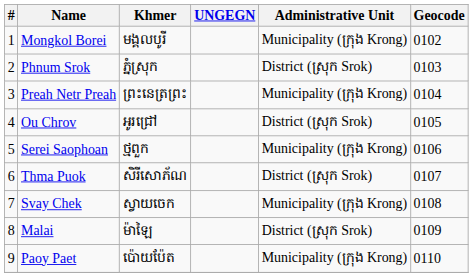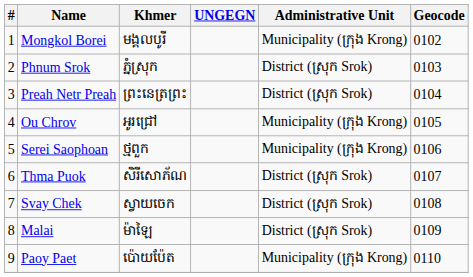(334, 93) Municipality (ក្រុង Krong) -> (317, 93) District (ស្រុក Srok)
(317, 121) District (ស្រុក Srok) -> (334, 121) Municipality (ក្រុង Krong)
(334, 203) Municipality (ក្រុង Krong) -> (317, 203) District (ស្រុក Srok)
